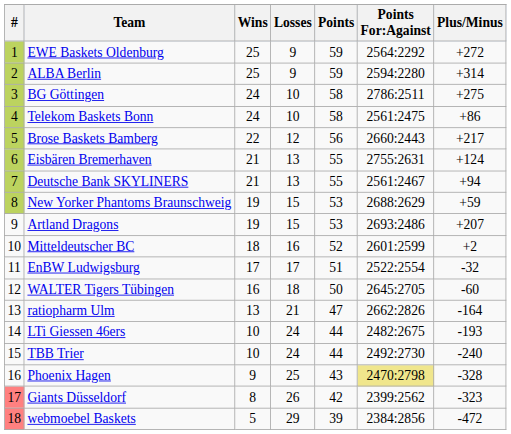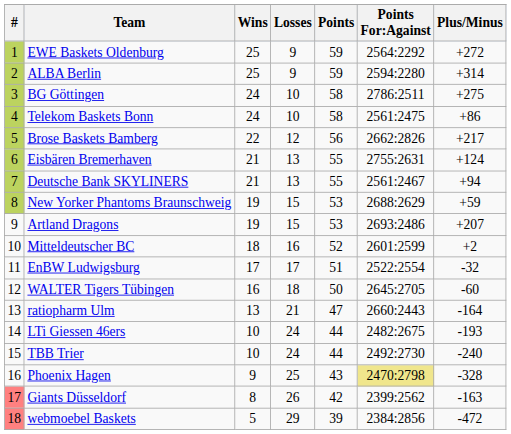(396, 138) 2660:2443 -> (396, 138) 2662:2826
(396, 310) 2662:2826 -> (396, 310) 2660:2443
(470, 397) -323 -> (470, 397) -163
